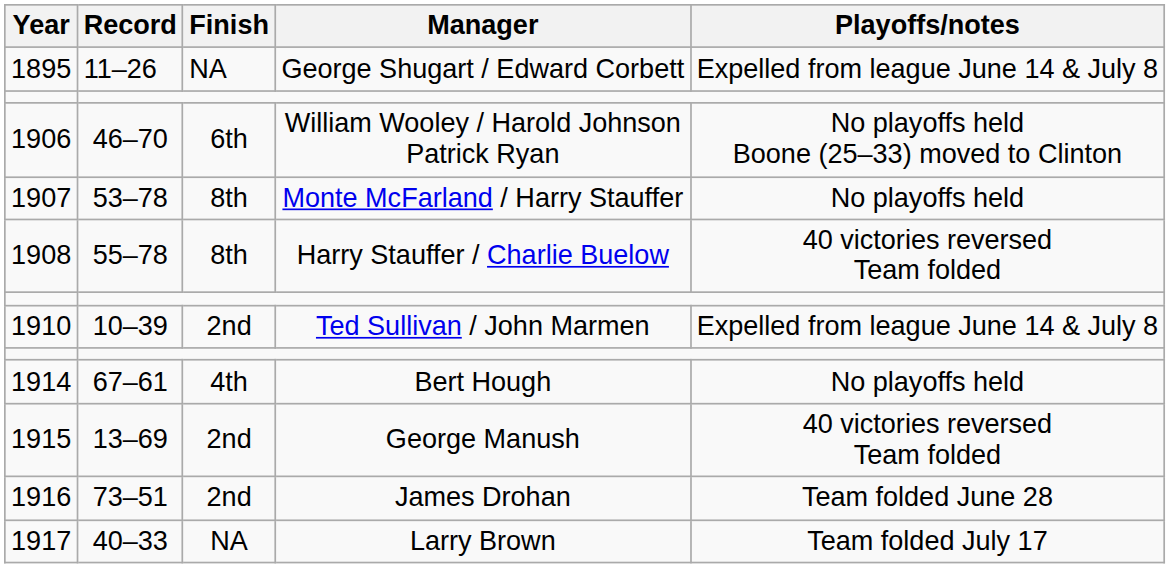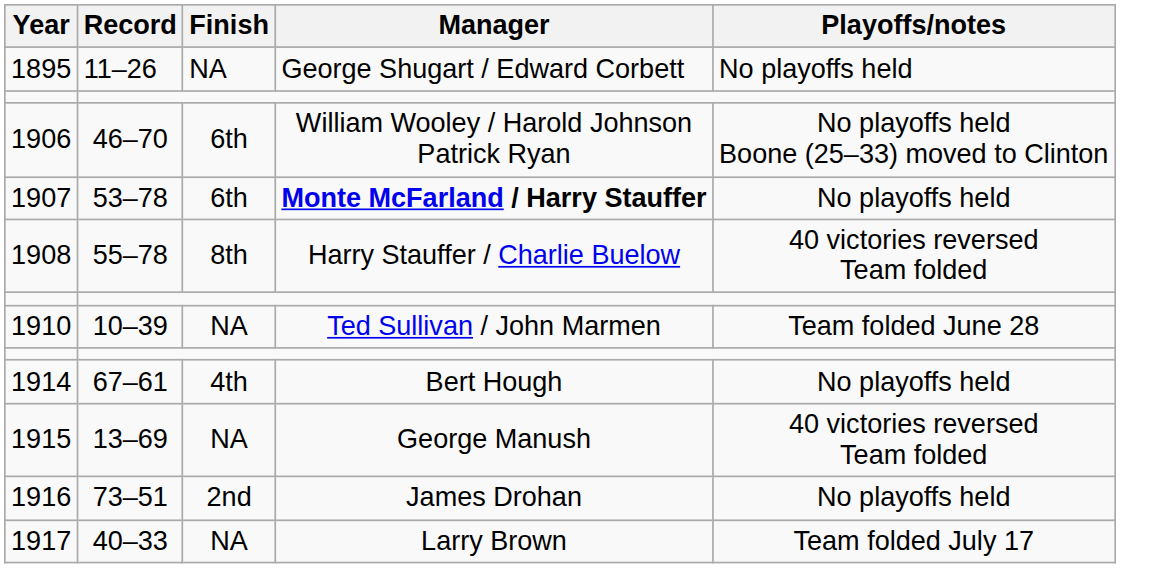(927, 68) Expelled from league June 14 & July 8 -> (816, 68) No playoffs held
(229, 197) 8th -> (229, 197) 6th
(483, 197) normal -> (494, 197) bold
(229, 326) 2nd -> (229, 326) NA
(927, 326) Expelled from league June 14 & July 8 -> (914, 326) Team folded June 28
(229, 439) 2nd -> (229, 439) NA
(927, 497) Team folded June 28 -> (914, 497) No playoffs held
